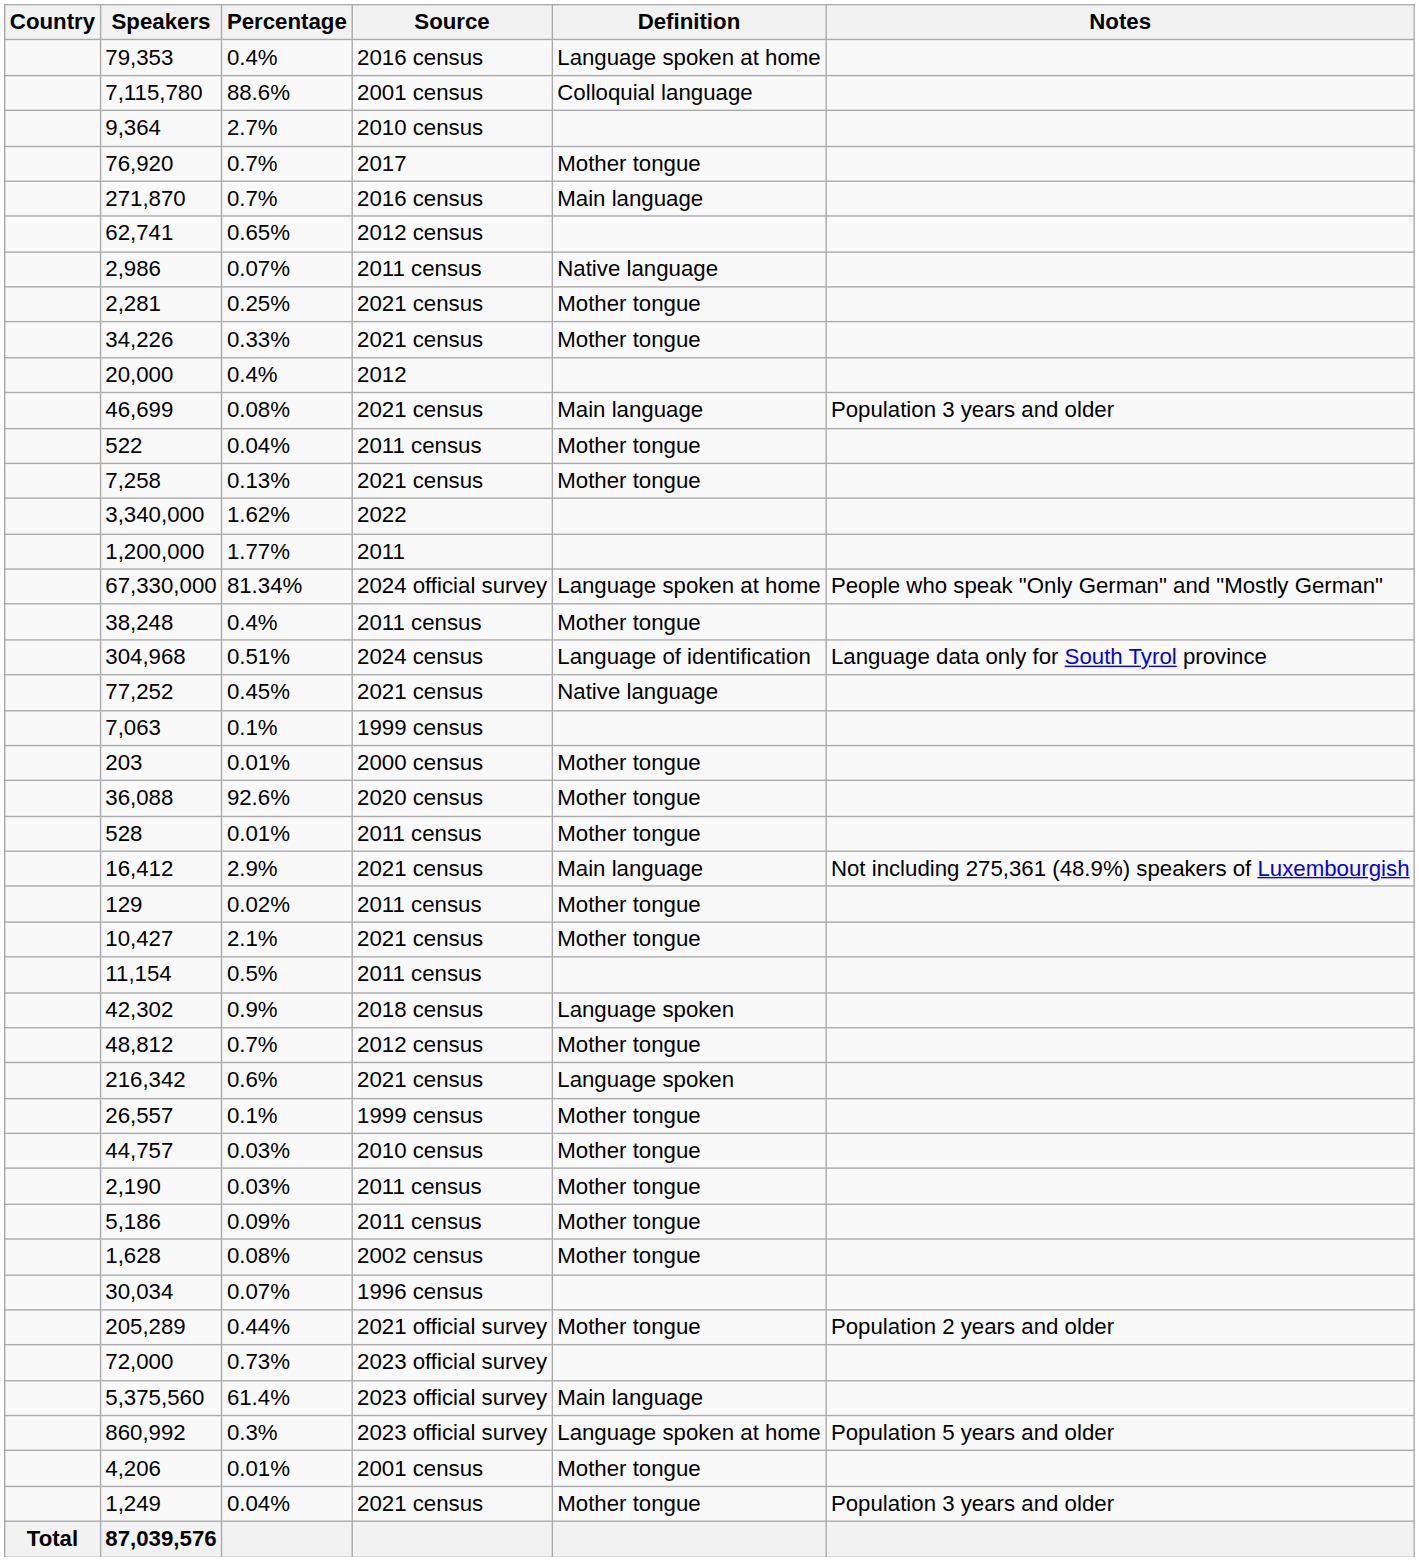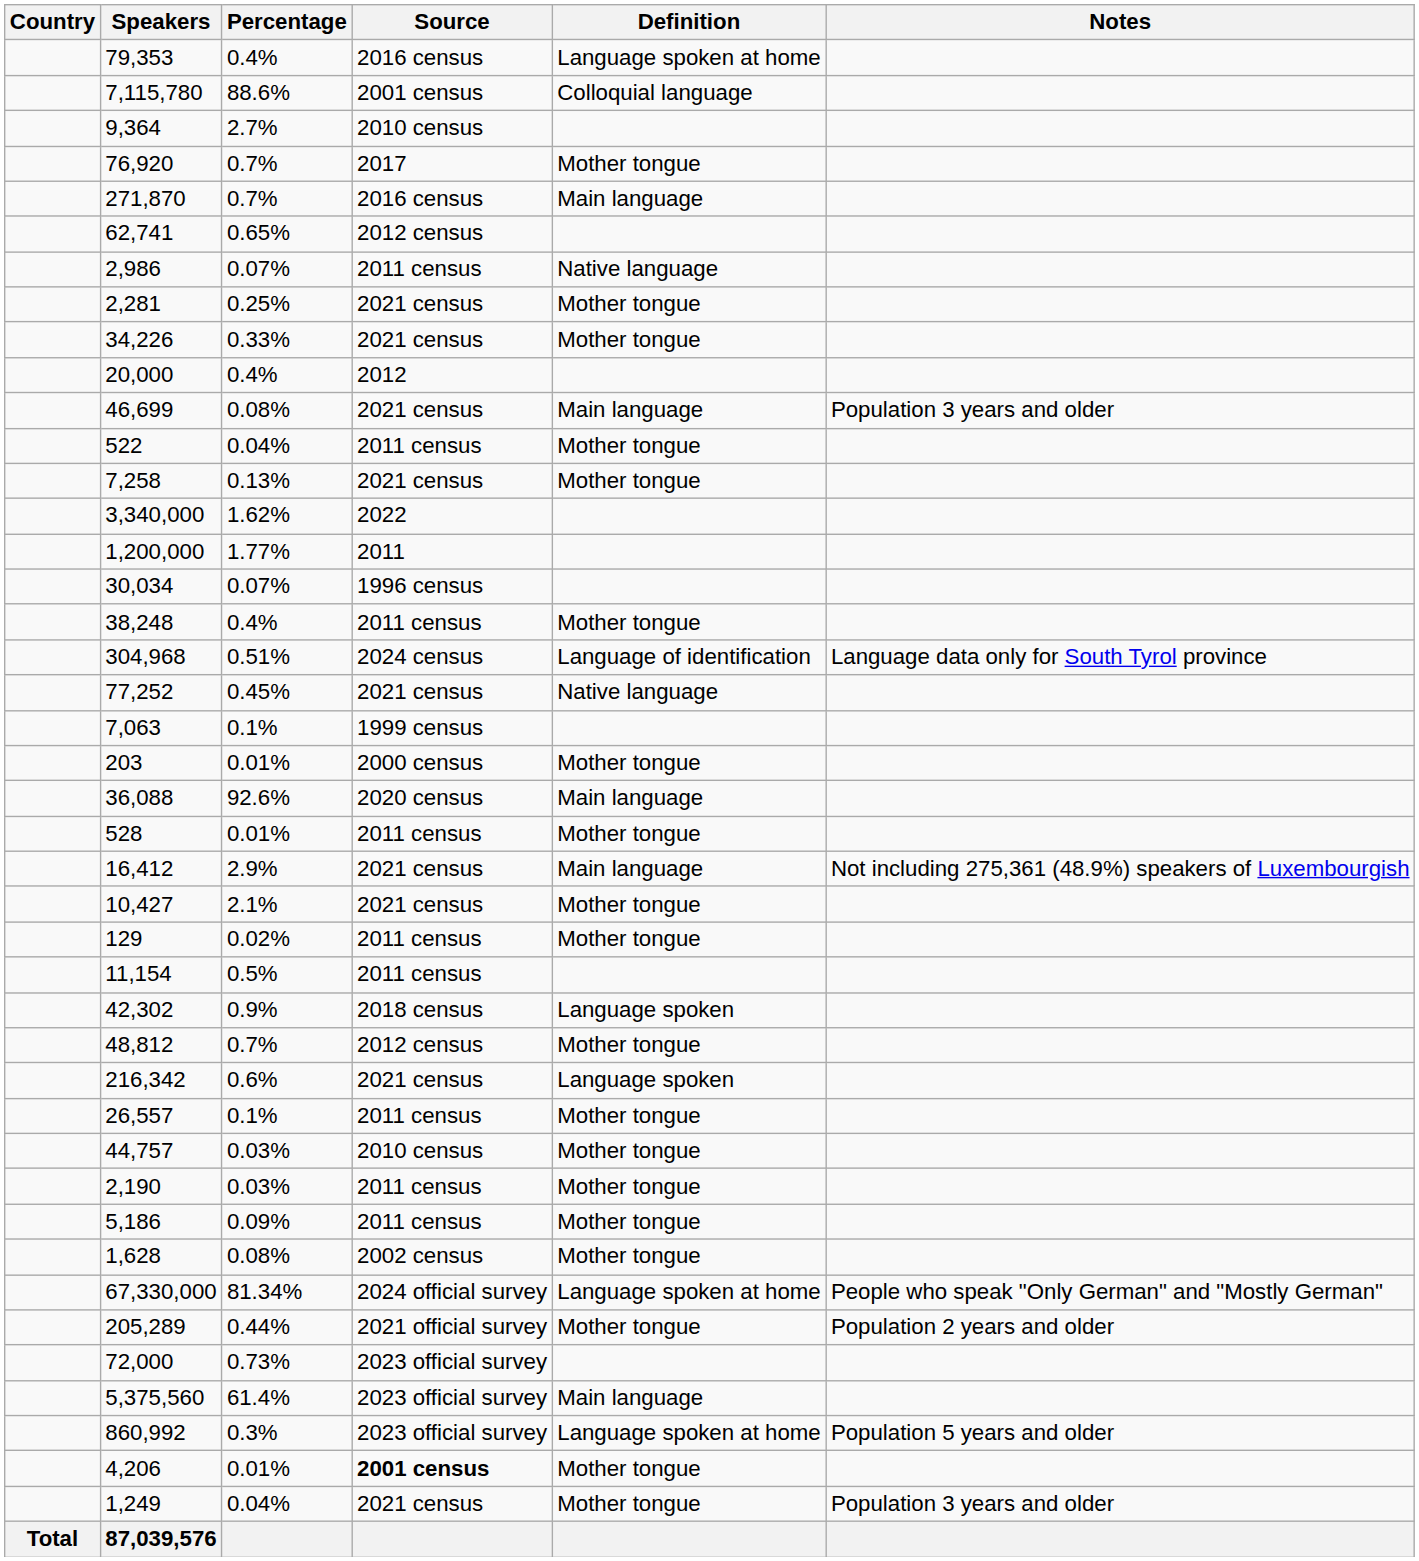rows swapped: (161, 586) <-> (139, 1291)
(629, 798) Mother tongue -> (630, 798) Main language
rows swapped: (139, 939) <-> (124, 903)
(420, 1115) 1999 census -> (419, 1115) 2011 census
(420, 1468) normal -> (423, 1468) bold
